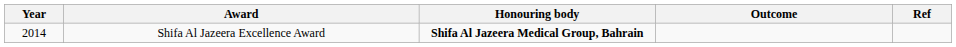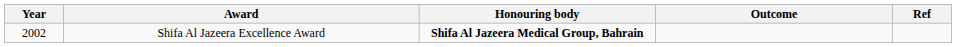(34, 33) 2014 -> (34, 33) 2002
